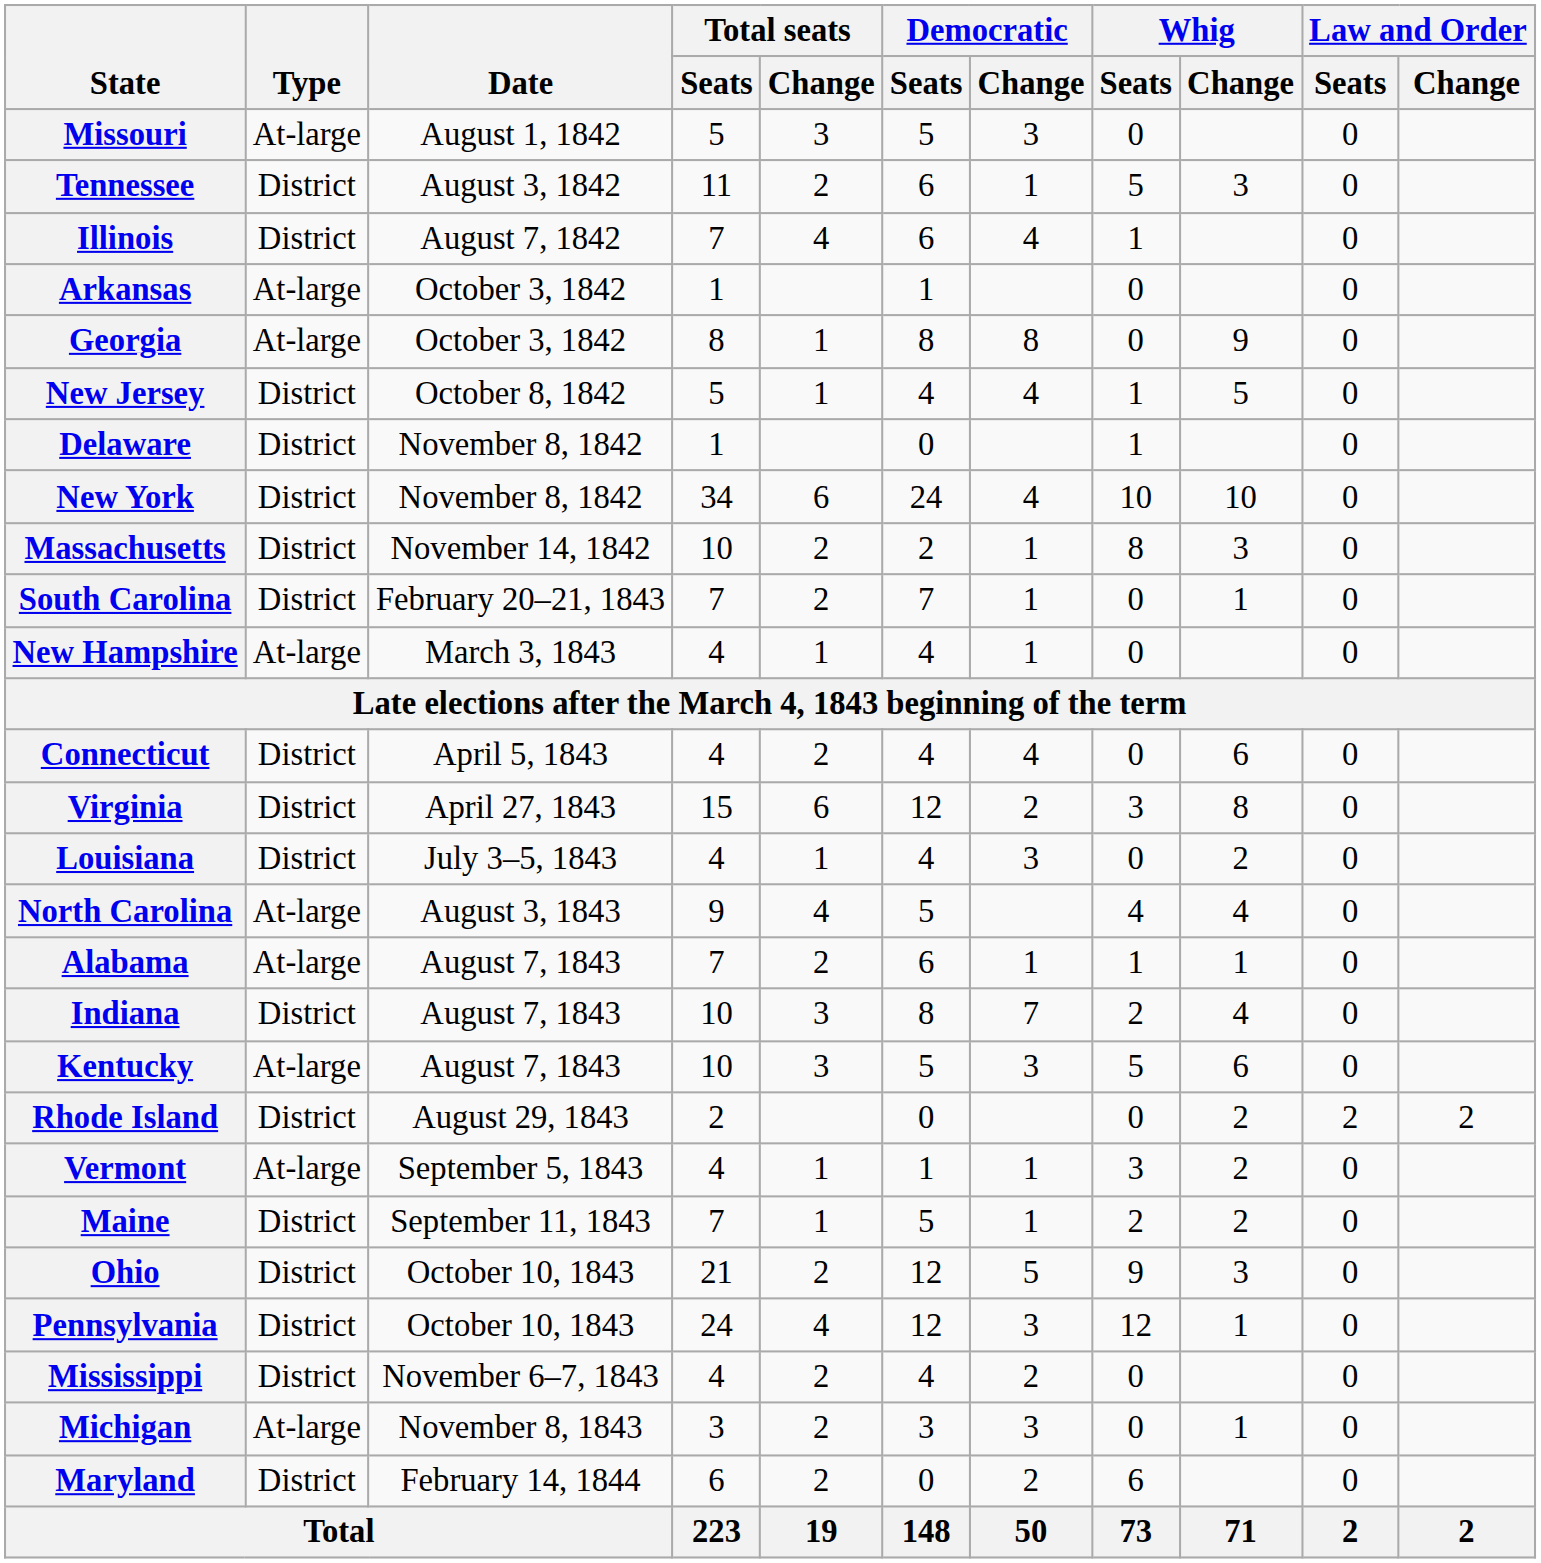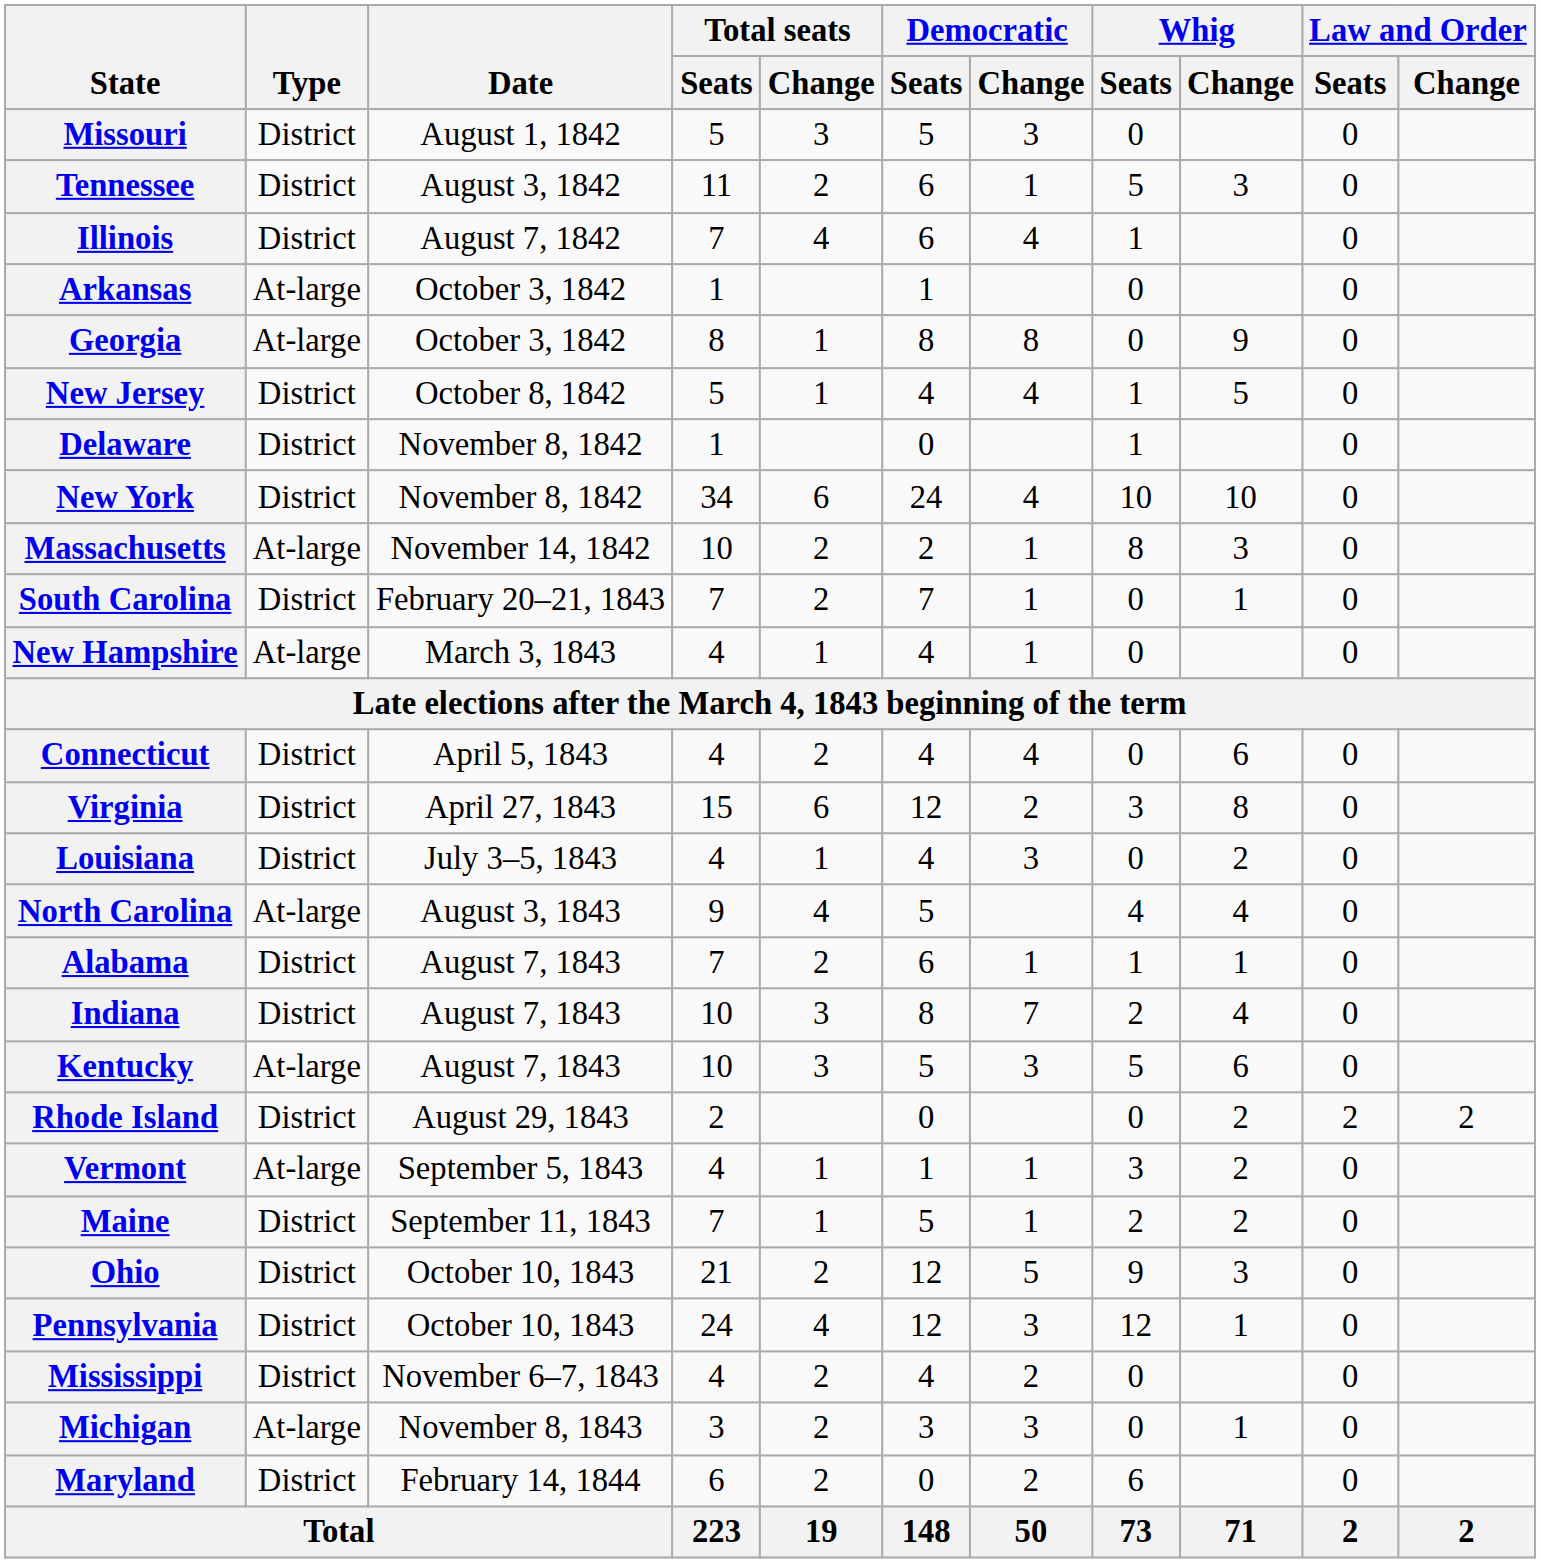(307, 133) At-large -> (307, 133) District
(307, 548) District -> (307, 548) At-large
(307, 962) At-large -> (307, 962) District
